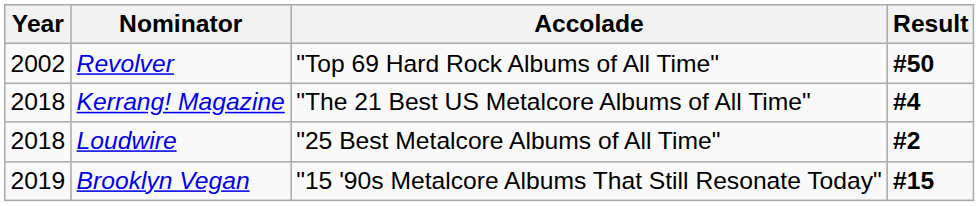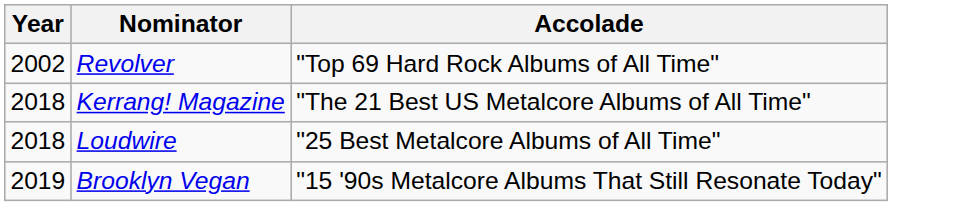- column: (931, 24)
